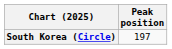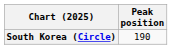(142, 37) 197 -> (142, 37) 190
